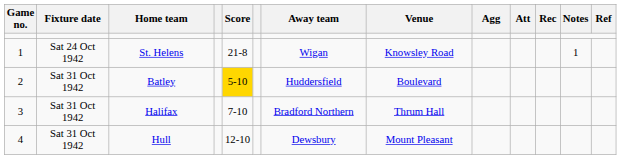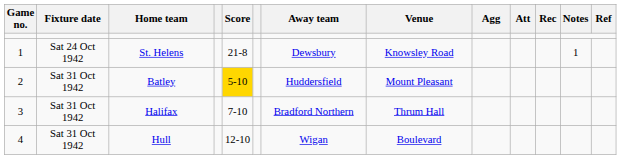(314, 53) Wigan -> (314, 53) Dewsbury
(419, 82) Boulevard -> (419, 82) Mount Pleasant
(314, 140) Dewsbury -> (314, 140) Wigan
(419, 140) Mount Pleasant -> (419, 140) Boulevard
